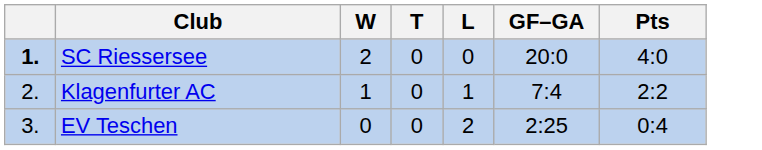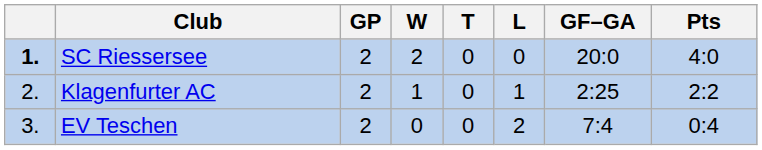+ column: (366, 21)
(547, 91) 7:4 -> (598, 91) 2:25
(547, 126) 2:25 -> (598, 126) 7:4
